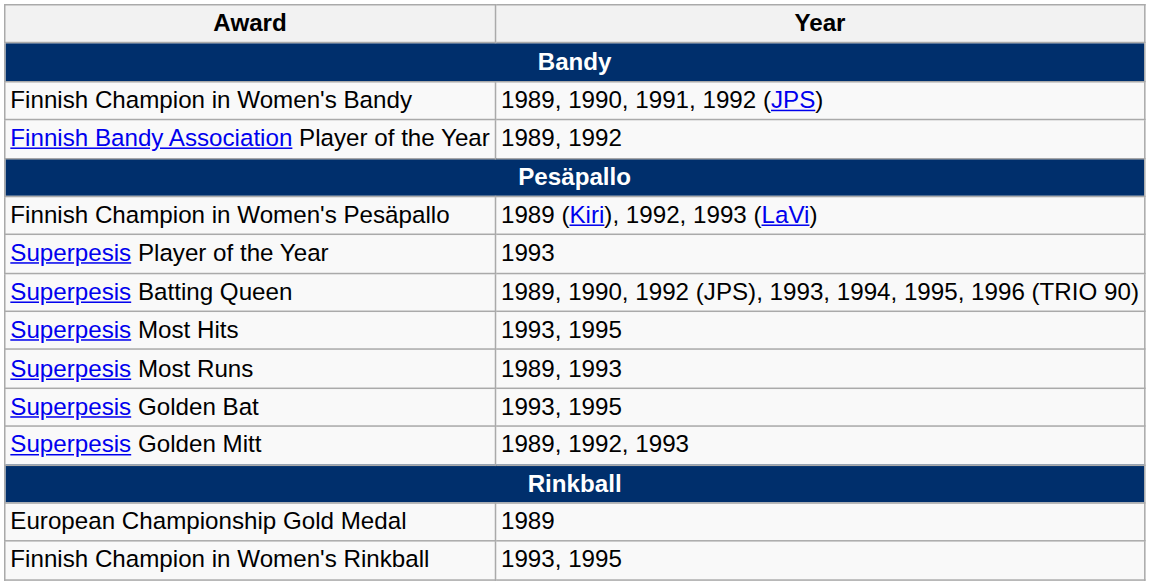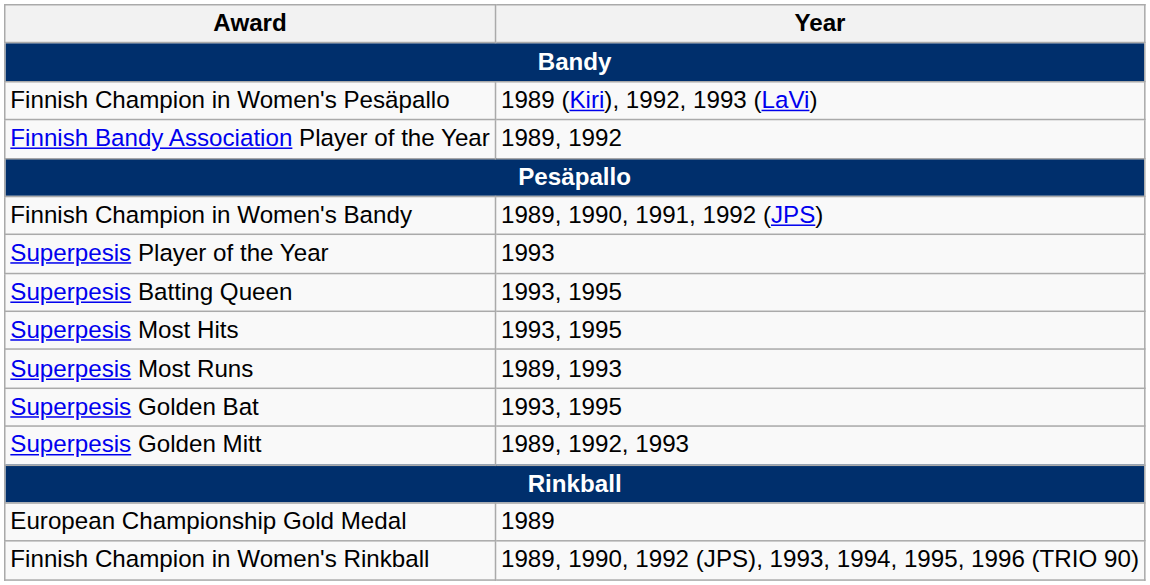rows swapped: (211, 100) <-> (230, 215)
(820, 291) 1989, 1990, 1992 (JPS), 1993, 1994, 1995, 1996 (TRIO 90) -> (561, 291) 1993, 1995
(561, 560) 1993, 1995 -> (820, 560) 1989, 1990, 1992 (JPS), 1993, 1994, 1995, 1996 (TRIO 90)
